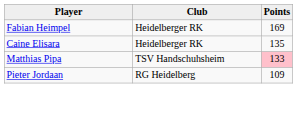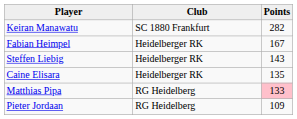+ row: (42, 28)
(277, 28) 169 -> (277, 43) 167
+ row: (35, 59)
(180, 59) TSV Handschuhsheim -> (165, 91) RG Heidelberg
